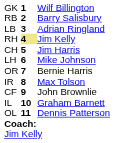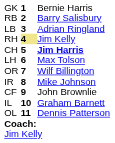(66, 7) Wilf Billington -> (65, 7) Bernie Harris
(59, 50) normal -> (60, 50) bold
(66, 60) Mike Johnson -> (61, 60) Max Tolson
(65, 71) Bernie Harris -> (66, 71) Wilf Billington
(61, 81) Max Tolson -> (66, 81) Mike Johnson
